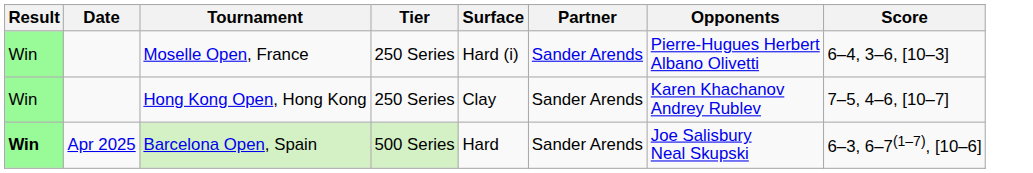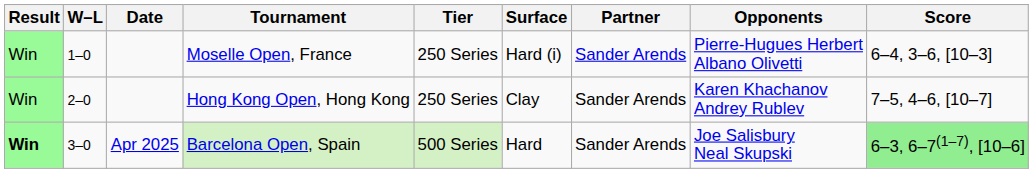+ column: (85, 17)
(905, 144) no background -> (948, 144) lightgreen background
